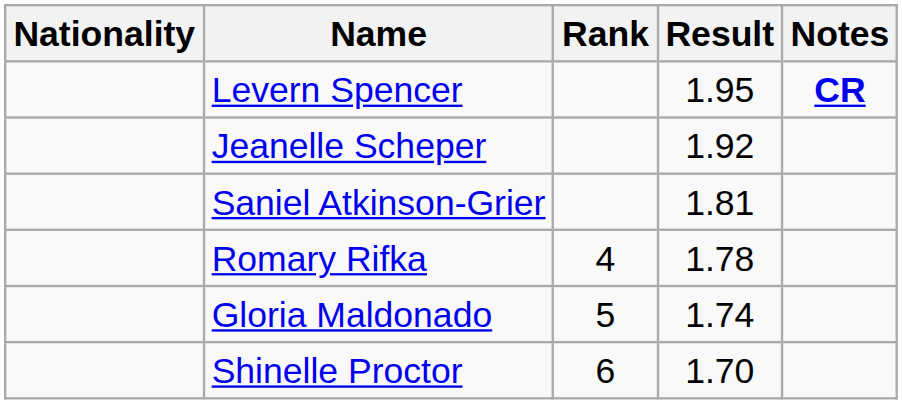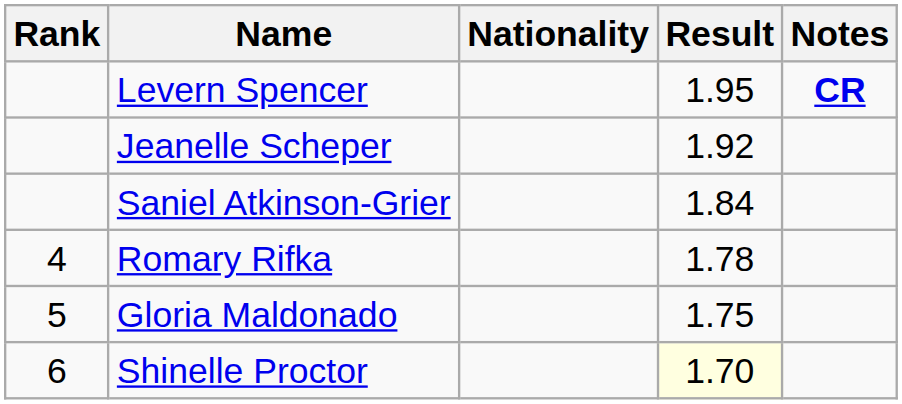columns swapped: (605, 34) <-> (104, 34)
(720, 202) 1.81 -> (720, 202) 1.84
(720, 315) 1.74 -> (720, 315) 1.75
(720, 371) no background -> (720, 371) lightyellow background
